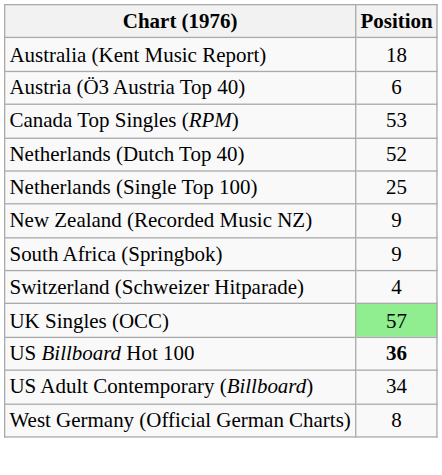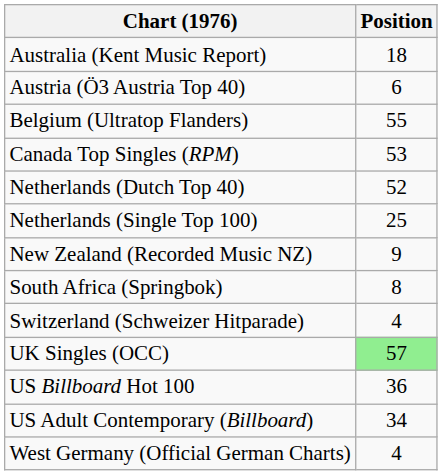+ row: (129, 120)
(397, 253) 9 -> (397, 287) 8
(397, 353) bold -> (397, 386) normal
(397, 420) 8 -> (397, 453) 4
